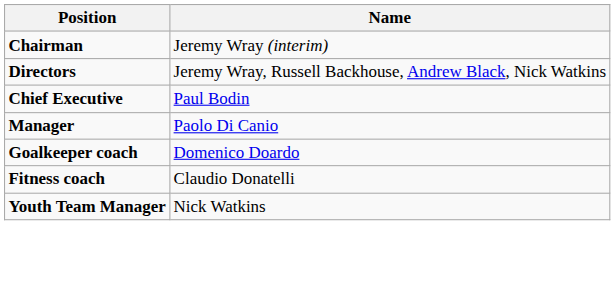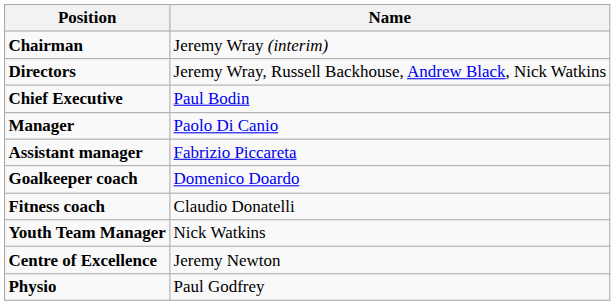+ row: (76, 152)
+ row: (83, 260)
+ row: (32, 286)
